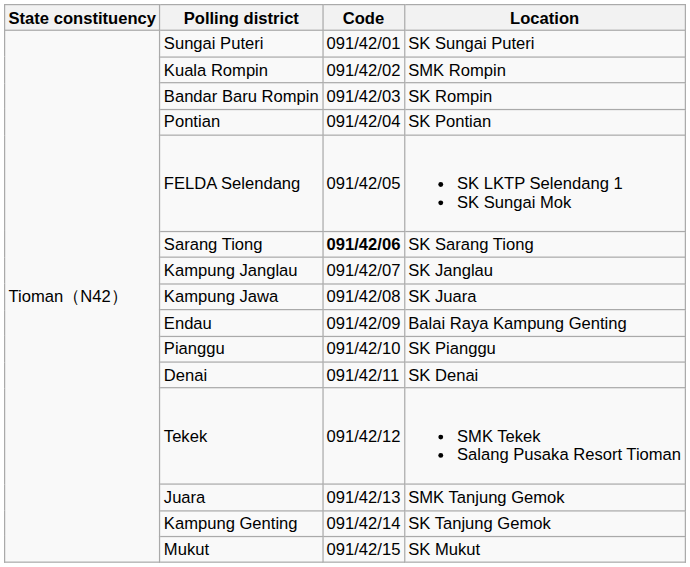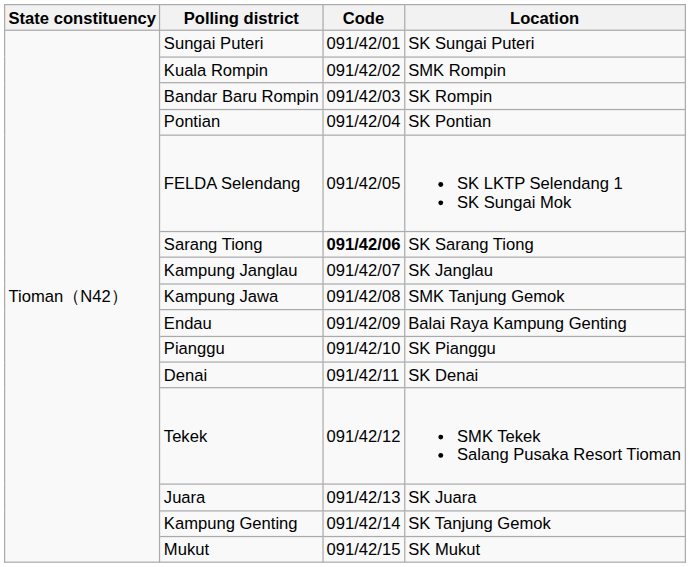(442, 296) SK Juara -> (486, 296) SMK Tanjung Gemok
(486, 497) SMK Tanjung Gemok -> (442, 497) SK Juara
